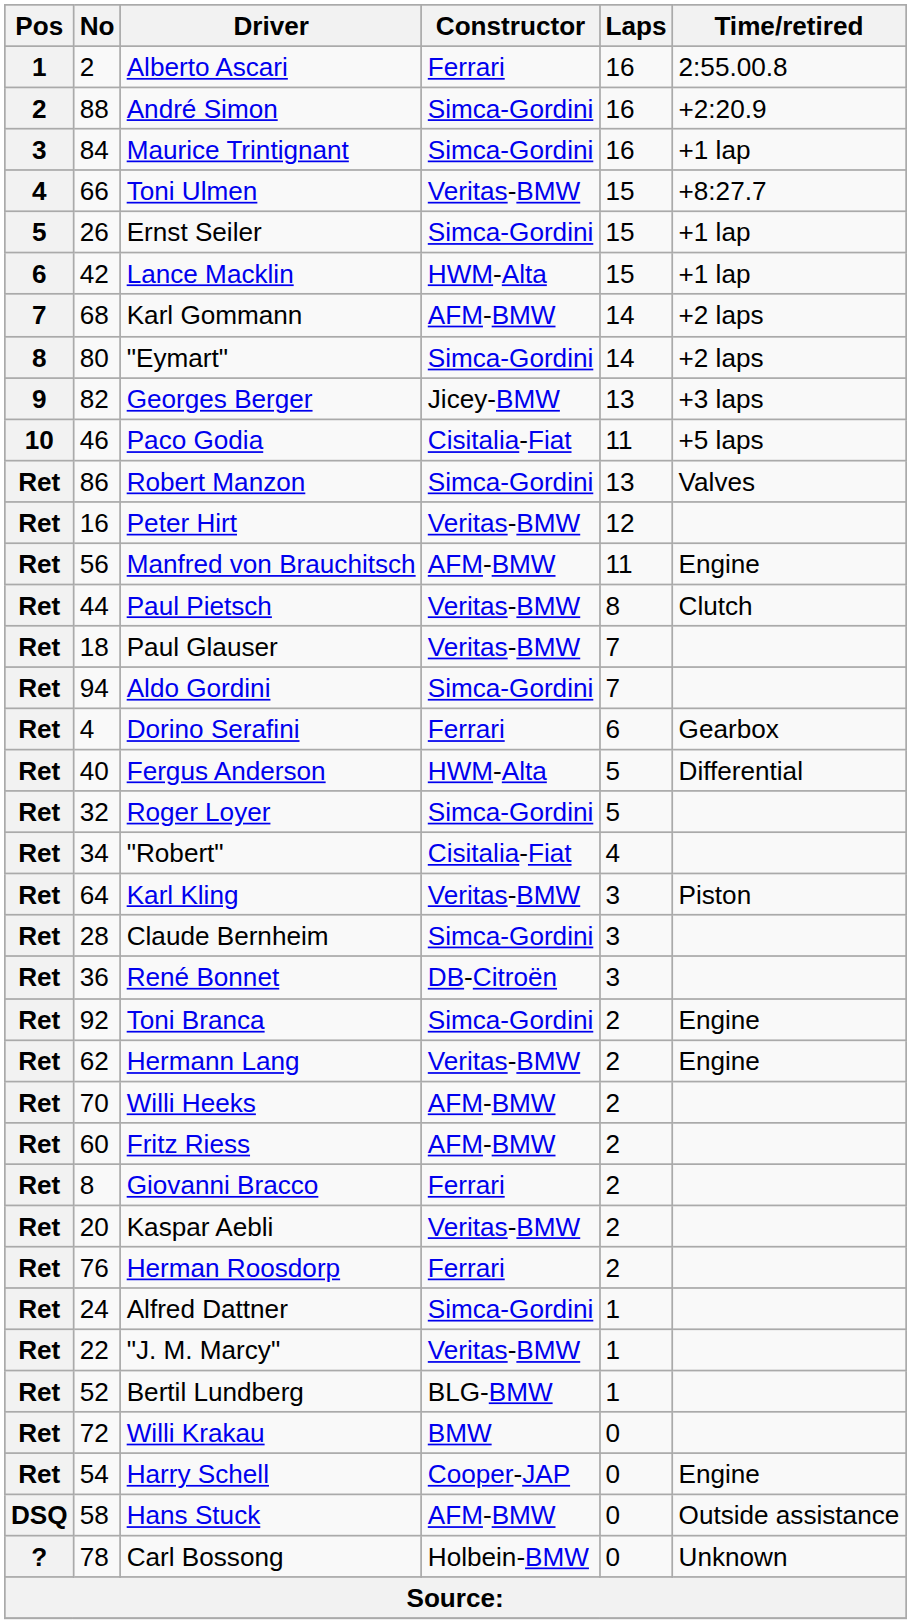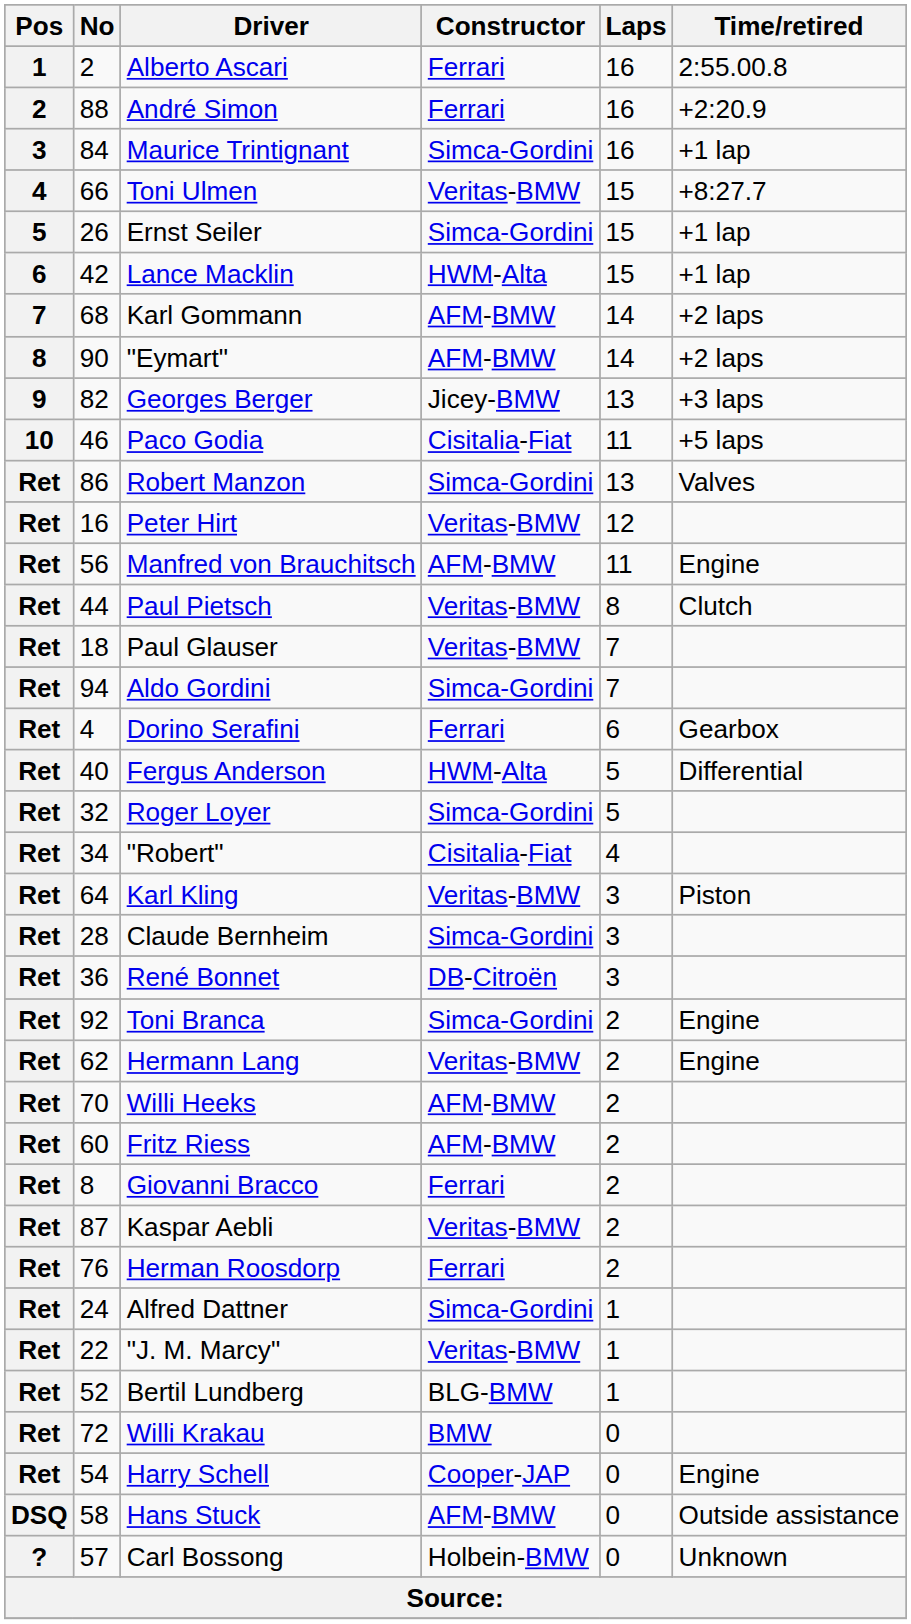(511, 109) Simca-Gordini -> (466, 109) Ferrari
(94, 357) 80 -> (94, 357) 90
(511, 357) Simca-Gordini -> (492, 357) AFM-BMW
(94, 1226) 20 -> (94, 1226) 87
(94, 1557) 78 -> (94, 1557) 57
